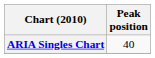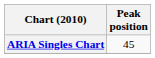(129, 44) 40 -> (129, 44) 45
